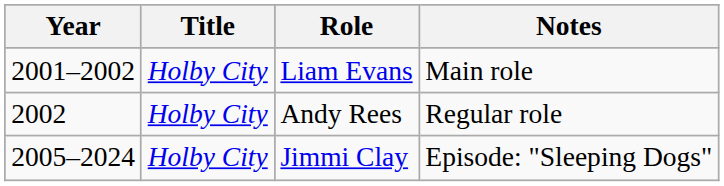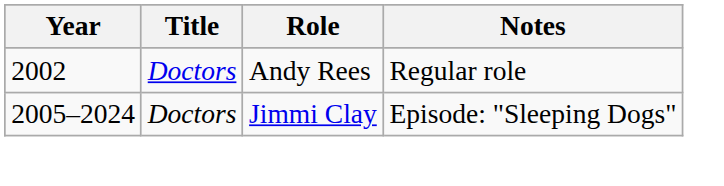- row: (347, 69)
(208, 113) Holby City -> (192, 69) Doctors
(208, 157) Holby City -> (192, 113) Doctors
